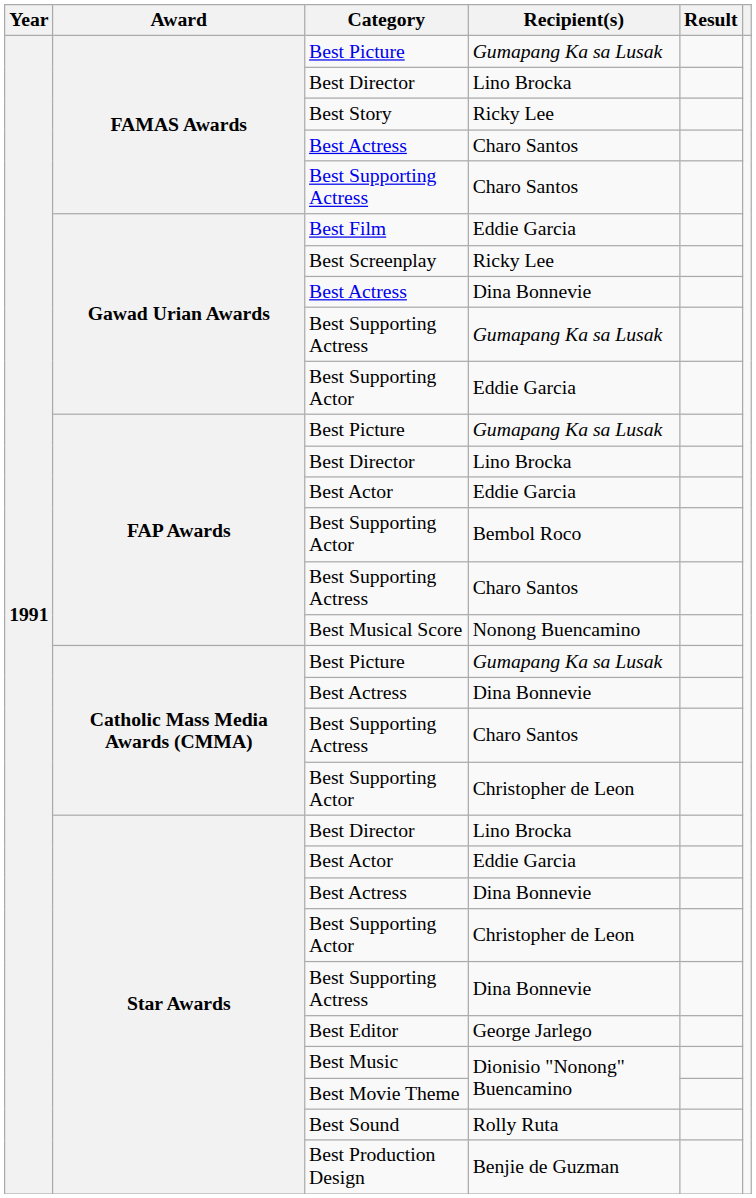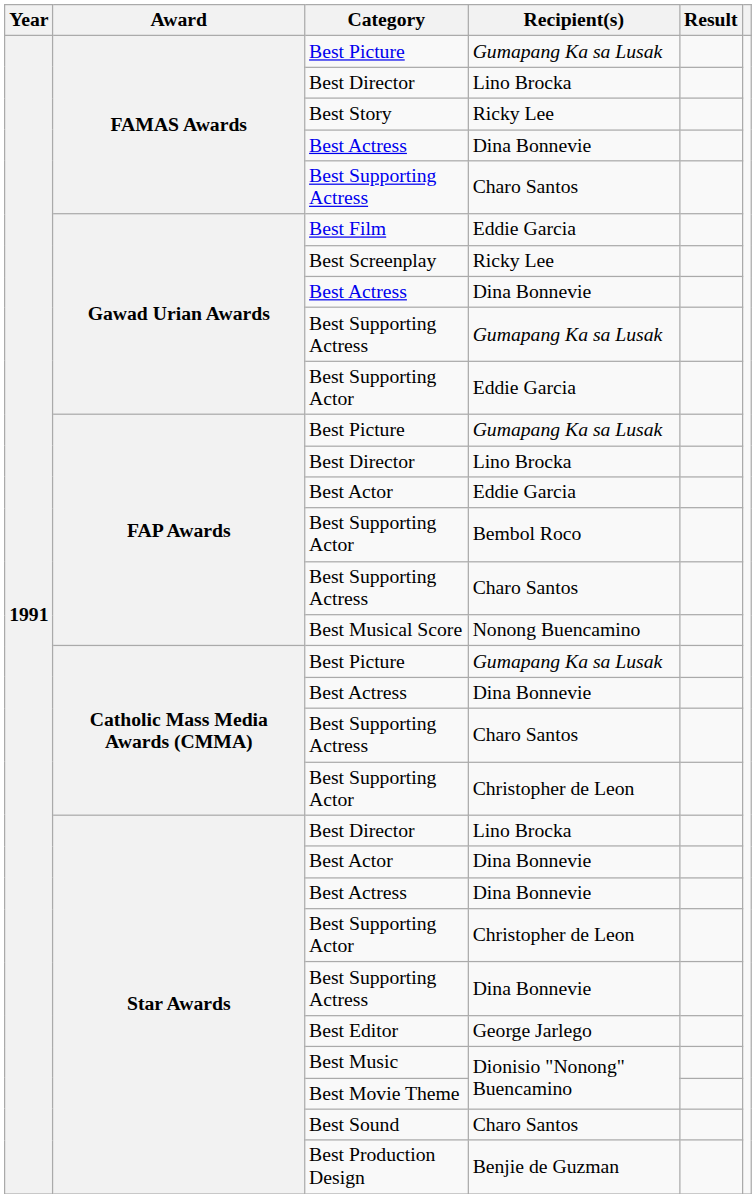(525, 144) Charo Santos -> (532, 144) Dina Bonnevie
(524, 861) Eddie Garcia -> (532, 861) Dina Bonnevie
(516, 1124) Rolly Ruta -> (525, 1124) Charo Santos
